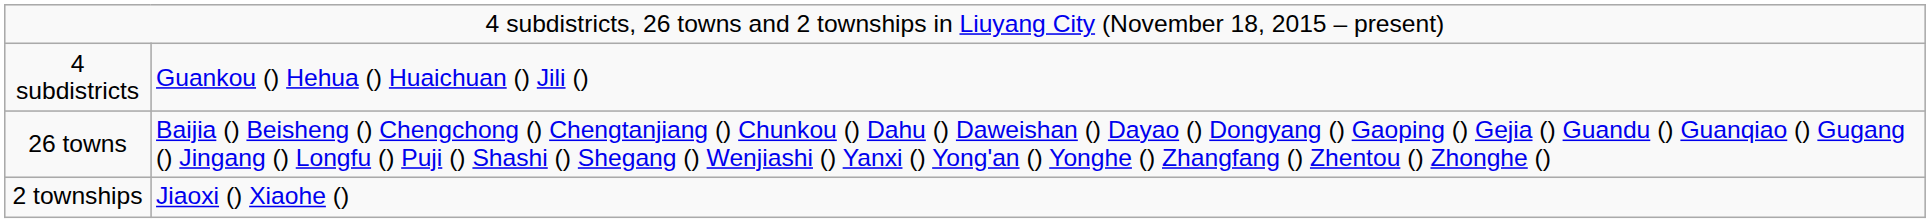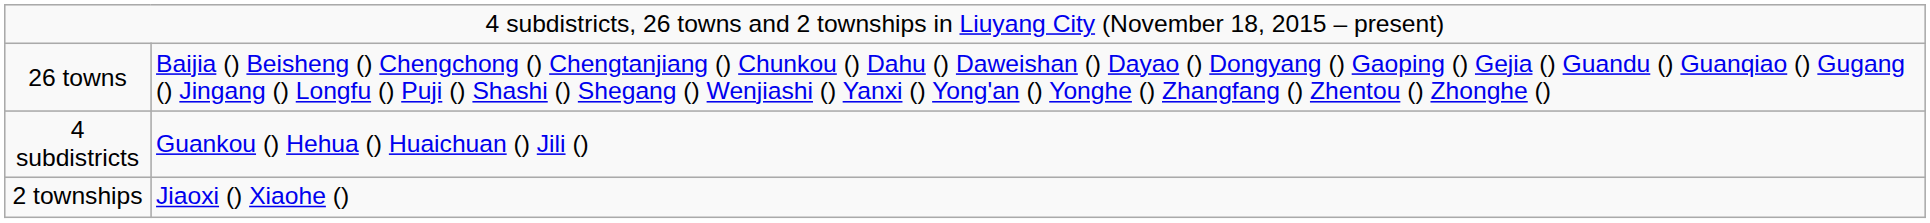rows swapped: (78, 76) <-> (78, 143)
